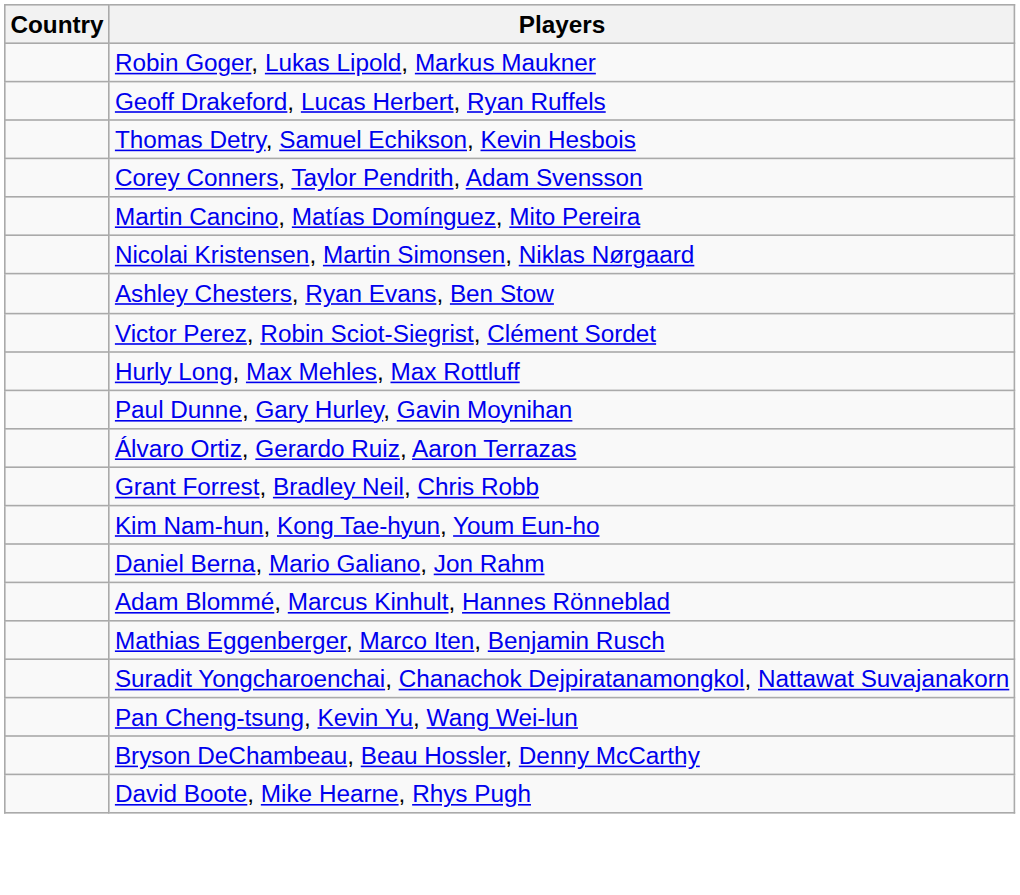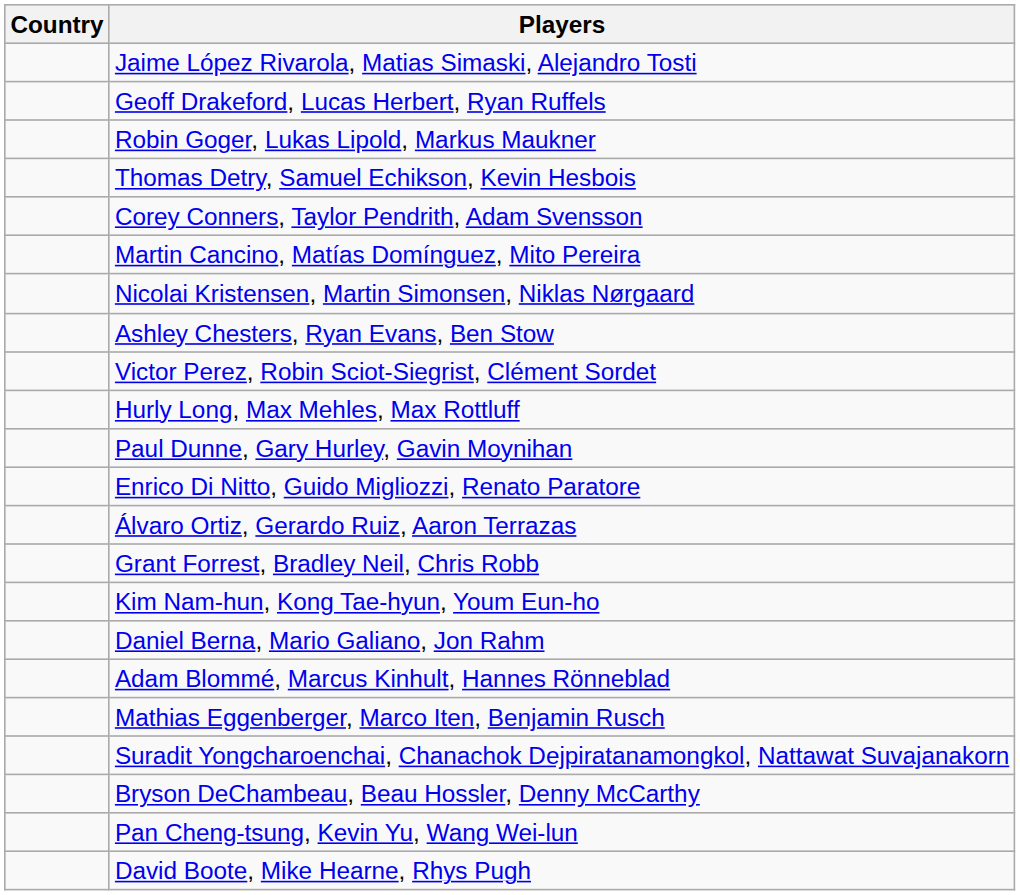+ row: (406, 63)
rows swapped: (360, 101) <-> (355, 63)
+ row: (378, 486)
rows swapped: (346, 717) <-> (407, 756)
